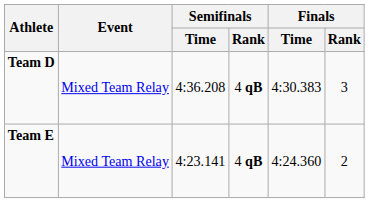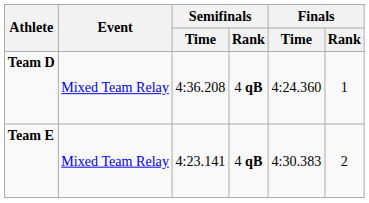(296, 88) 4:30.383 -> (296, 88) 4:24.360
(344, 88) 3 -> (344, 88) 1
(296, 161) 4:24.360 -> (296, 161) 4:30.383
